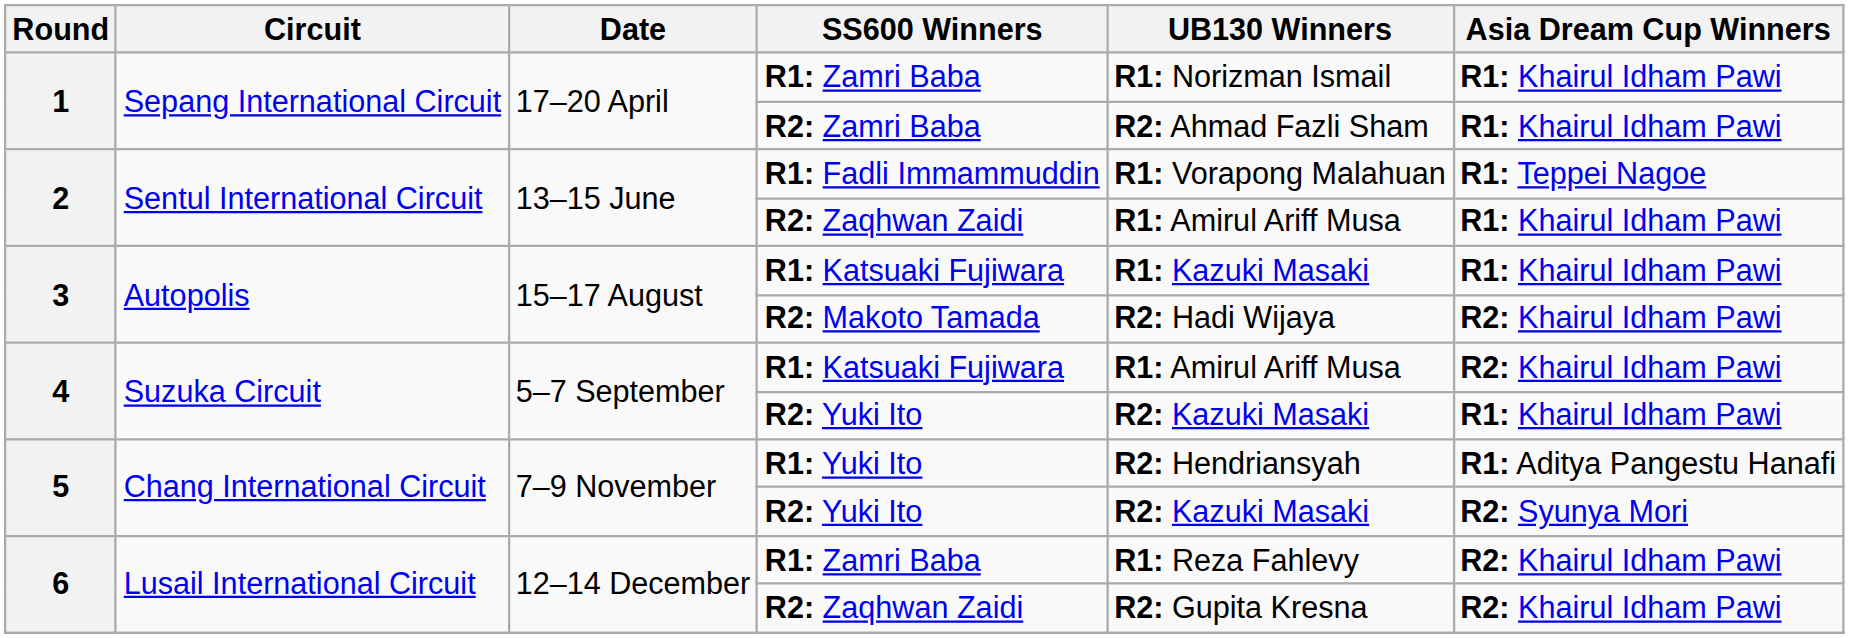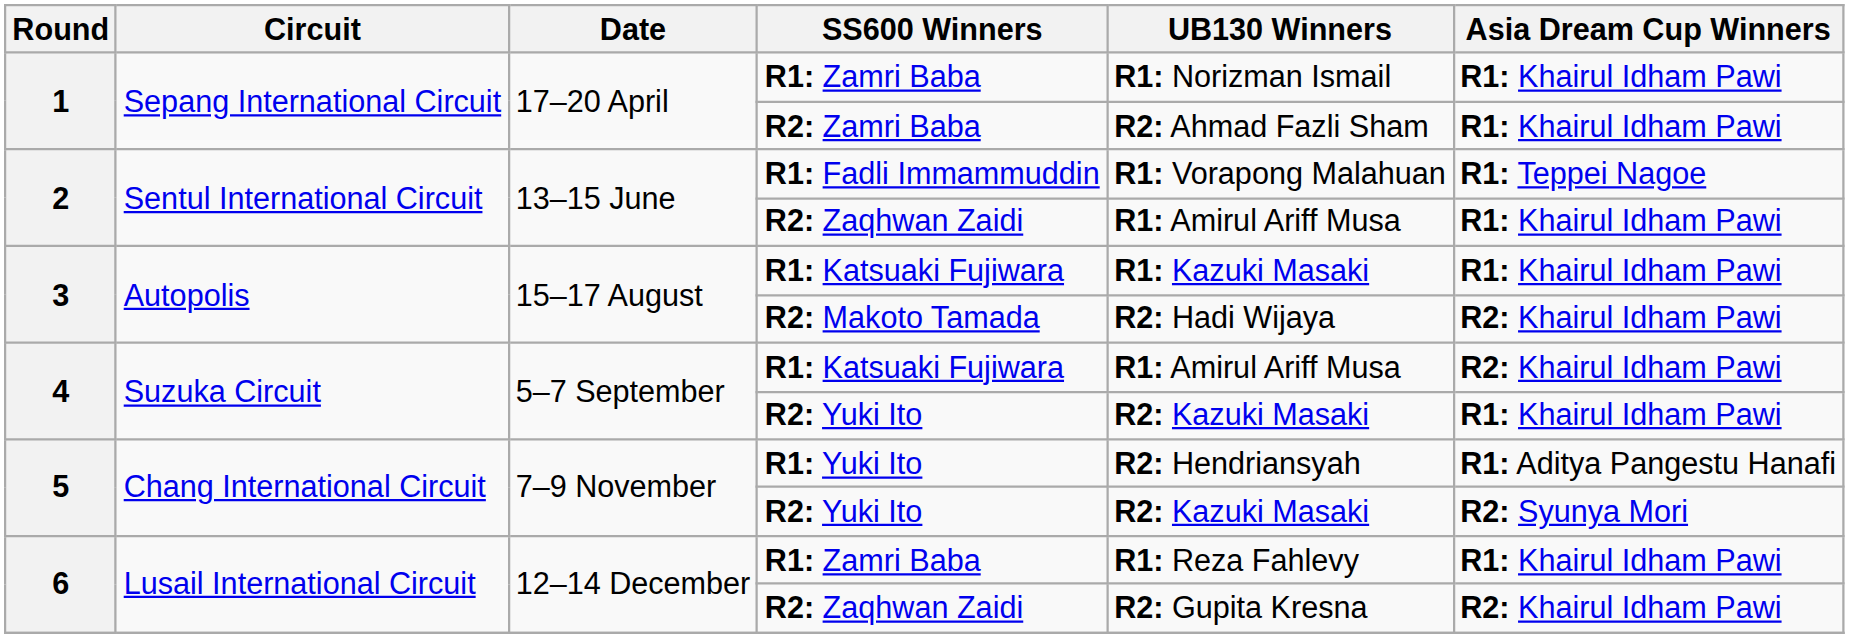(1621, 559) R2: Khairul Idham Pawi -> (1621, 559) R1: Khairul Idham Pawi
